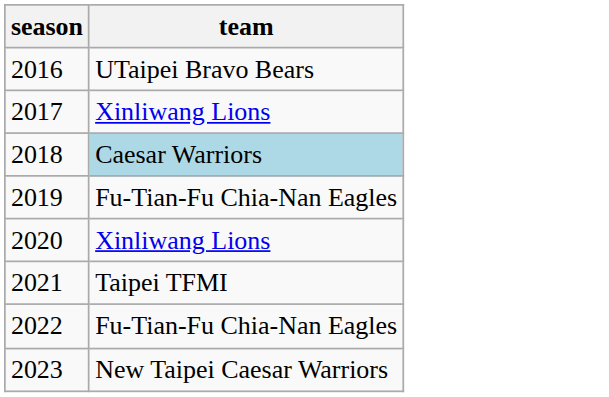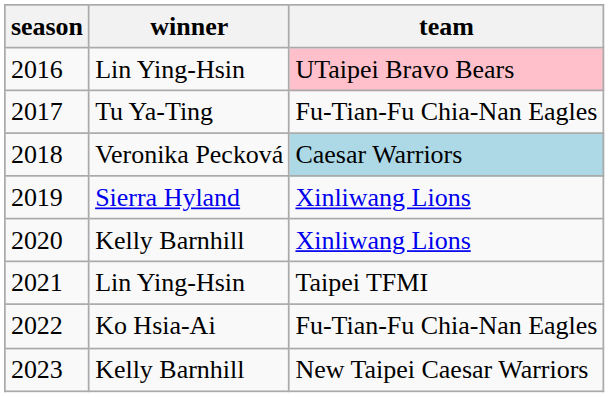+ column: (189, 26)
(205, 68) no background -> (405, 68) pink background
(183, 111) Xinliwang Lions -> (446, 111) Fu-Tian-Fu Chia-Nan Eagles
(246, 197) Fu-Tian-Fu Chia-Nan Eagles -> (383, 197) Xinliwang Lions
